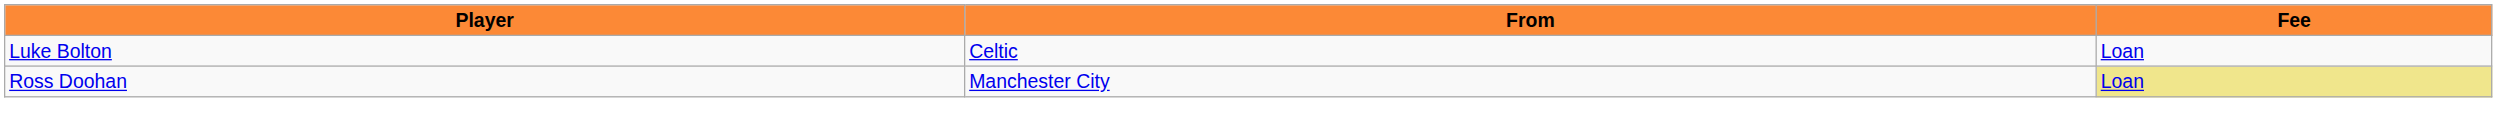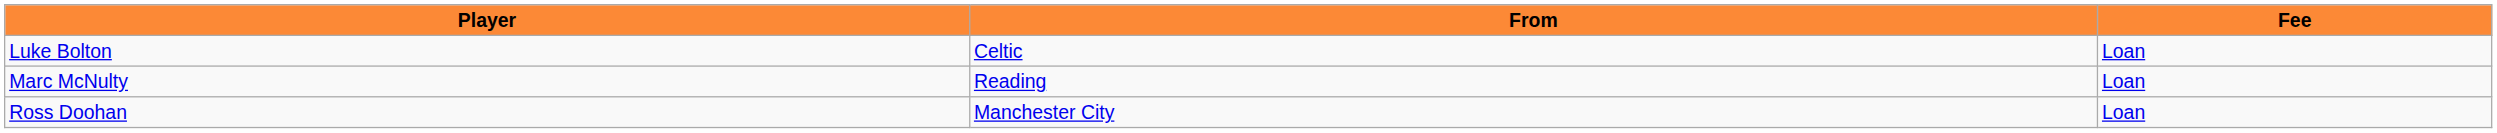+ row: (69, 82)
(2122, 82) khaki background -> (2124, 113) no background
